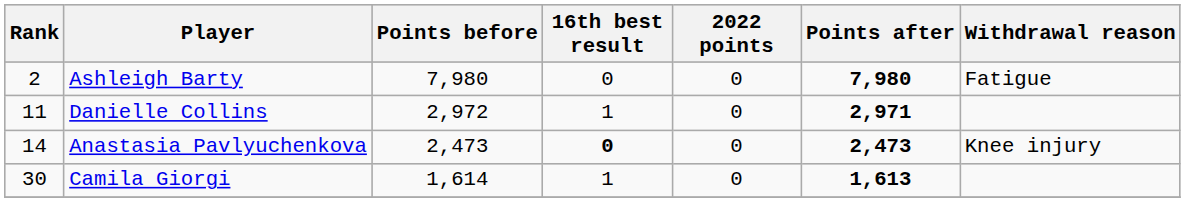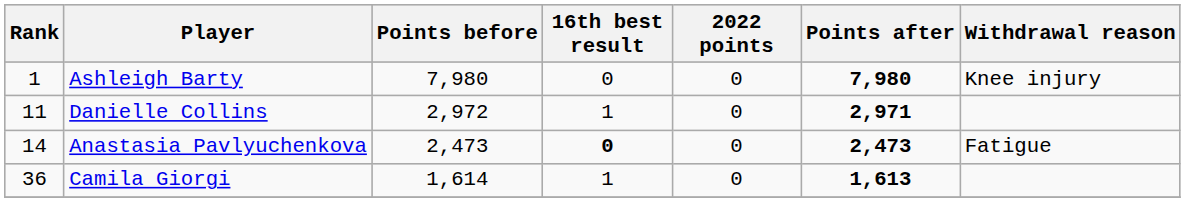(35, 79) 2 -> (35, 79) 1
(1008, 79) Fatigue -> (1033, 79) Knee injury
(1033, 147) Knee injury -> (1008, 147) Fatigue
(35, 180) 30 -> (35, 180) 36
